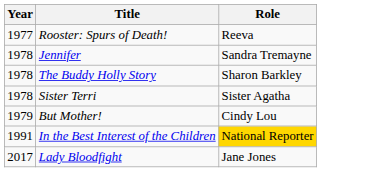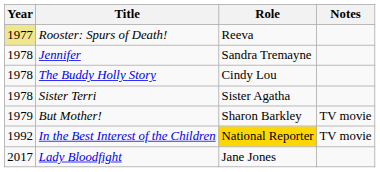+ column: (346, 14)
(20, 34) no background -> (20, 34) khaki background
(262, 75) Sharon Barkley -> (249, 75) Cindy Lou
(249, 116) Cindy Lou -> (262, 116) Sharon Barkley
(20, 136) 1991 -> (20, 136) 1992
